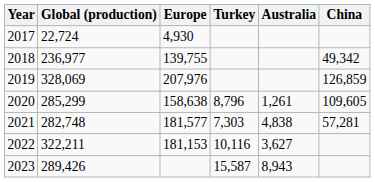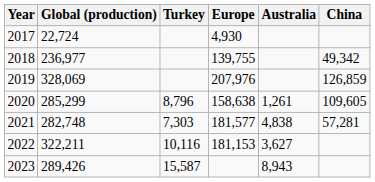columns swapped: (185, 15) <-> (234, 15)
